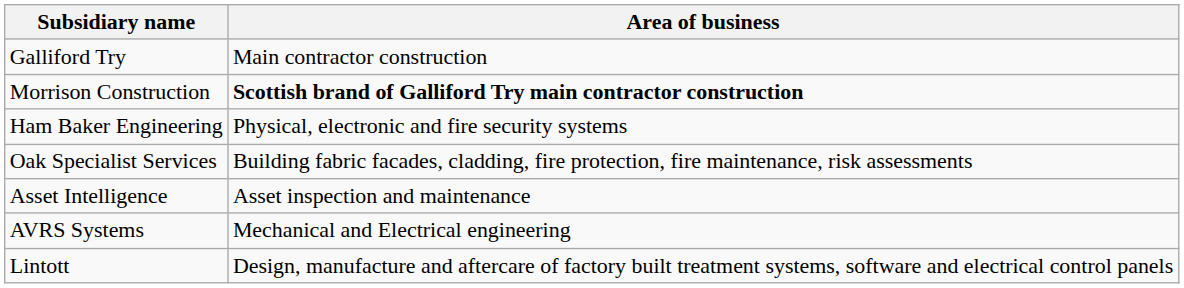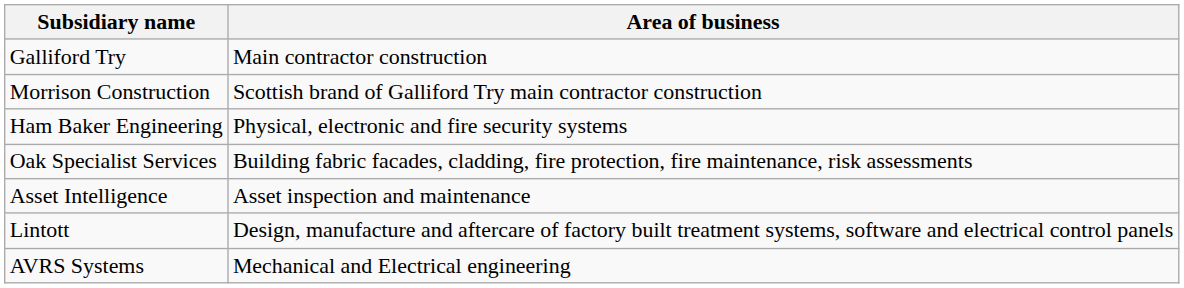(518, 91) bold -> (497, 91) normal
rows swapped: (40, 265) <-> (77, 230)
